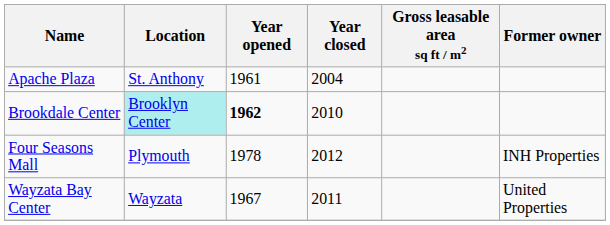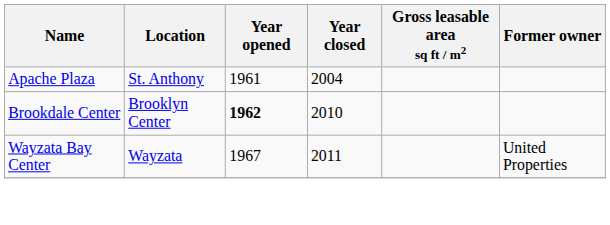(158, 113) paleturquoise background -> (158, 113) no background
- row: (51, 156)
